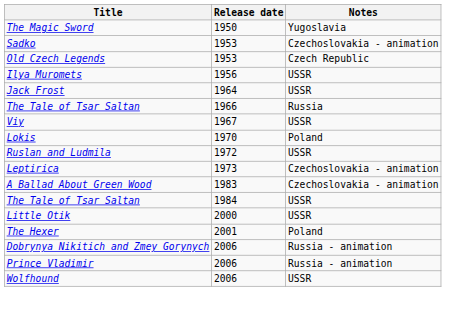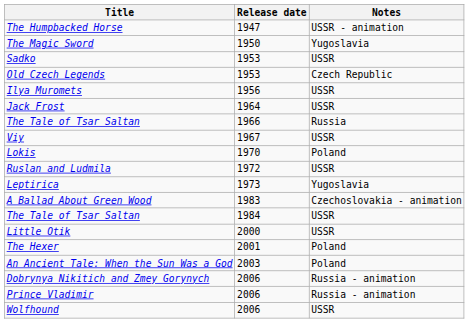+ row: (65, 28)
(363, 44) Czechoslovakia - animation -> (323, 59) USSR
(363, 169) Czechoslovakia - animation -> (340, 185) Yugoslavia
+ row: (120, 263)
